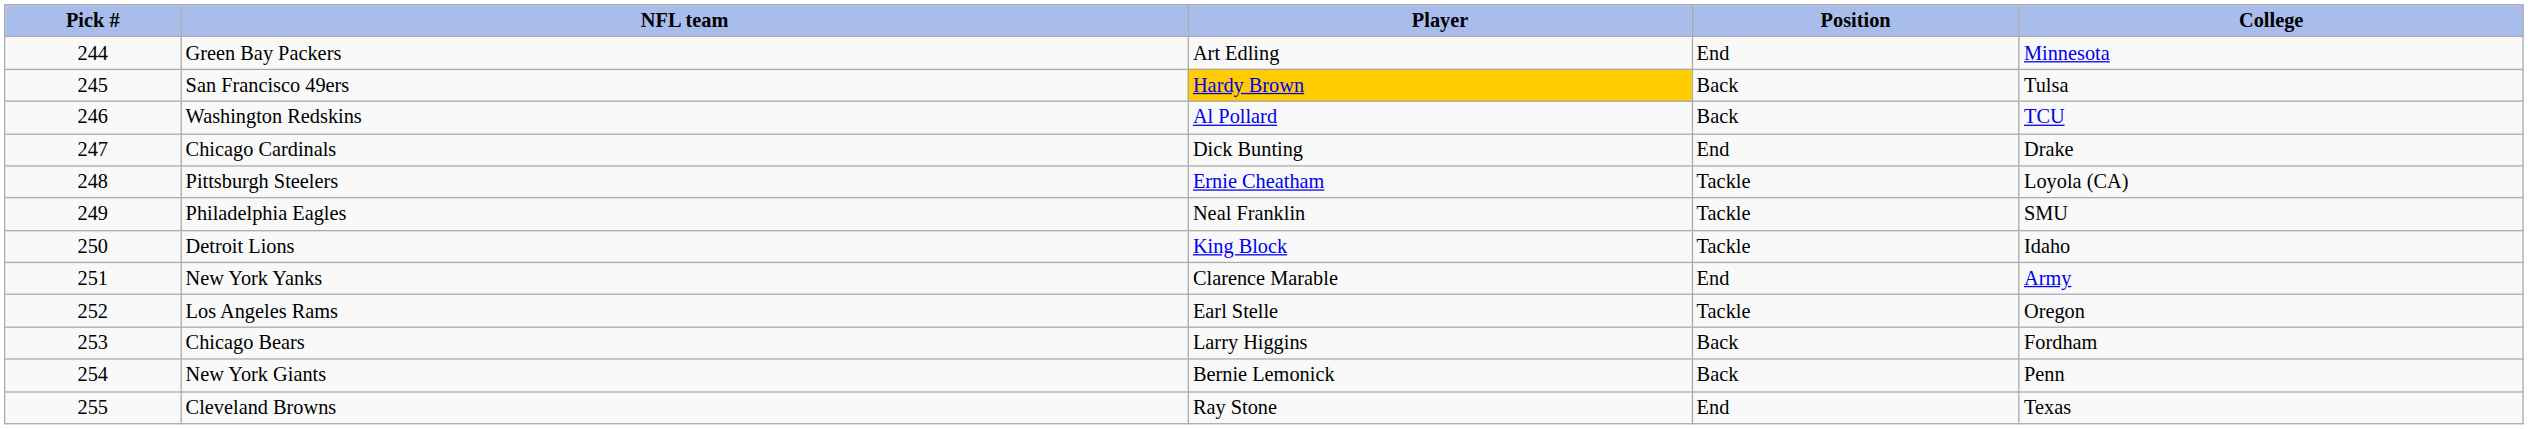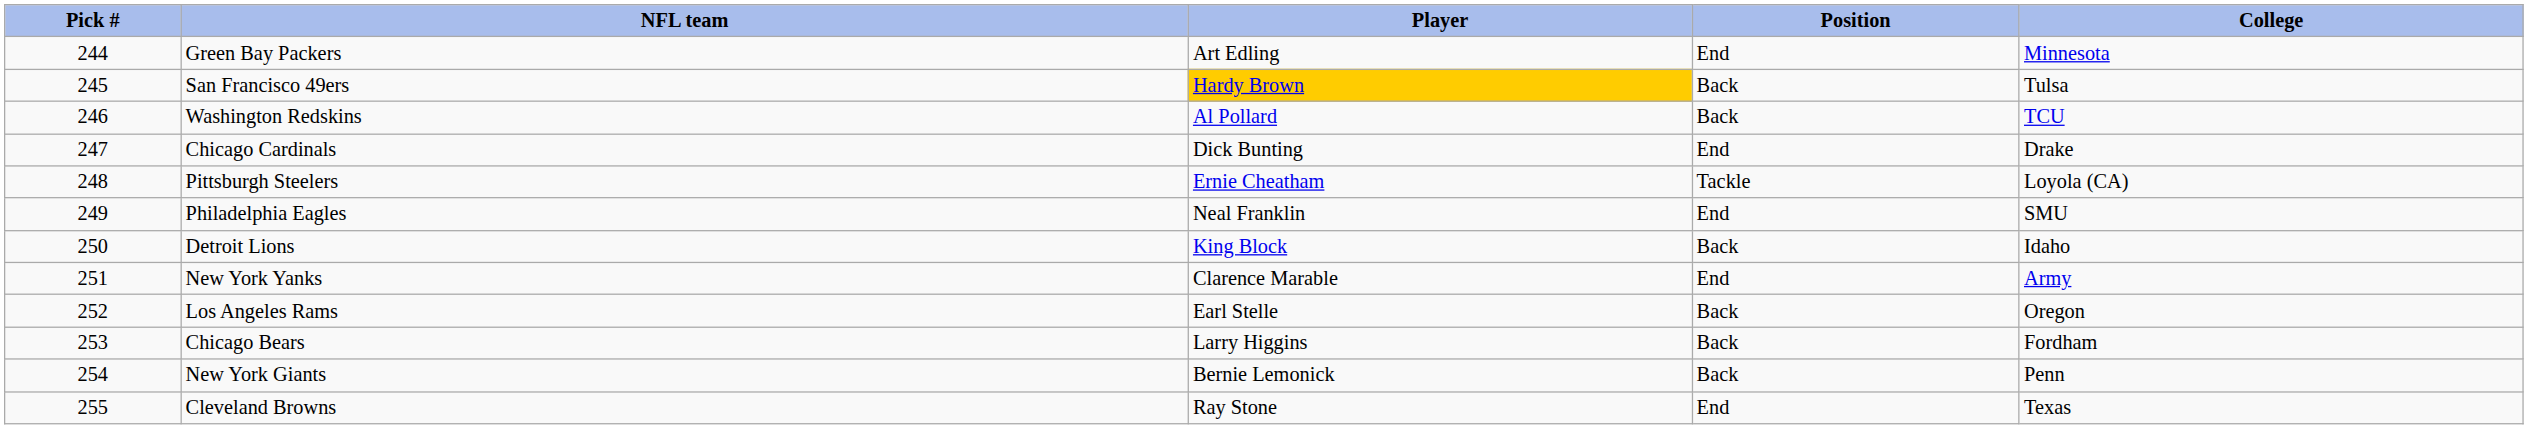(1724, 213) Tackle -> (1713, 213) End
(1724, 246) Tackle -> (1717, 246) Back
(1724, 310) Tackle -> (1717, 310) Back
